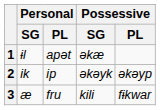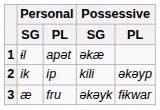(96, 74) əkəyk -> (87, 74) kili
(87, 94) kili -> (96, 94) əkəyk
